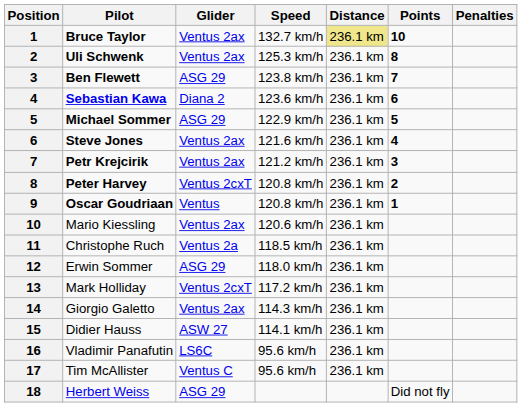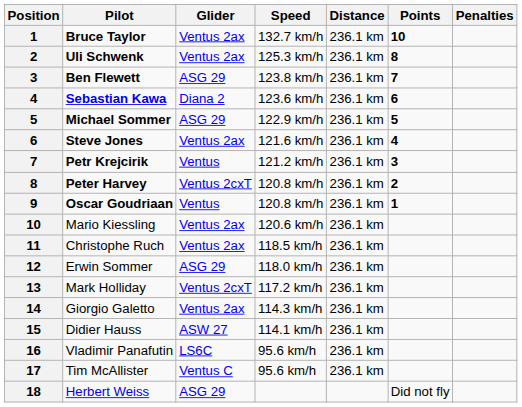(357, 36) khaki background -> (357, 36) no background
(212, 162) Ventus 2ax -> (199, 162) Ventus
(209, 245) Ventus 2a -> (212, 245) Ventus 2ax
